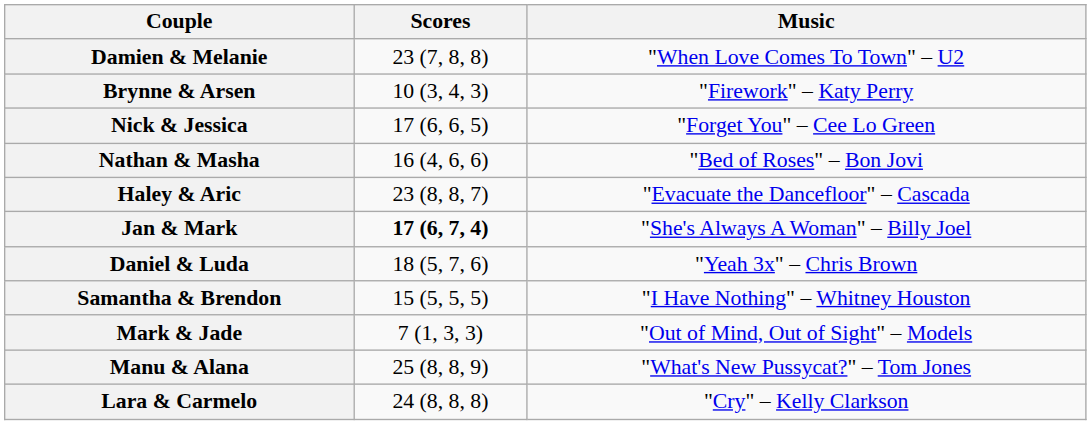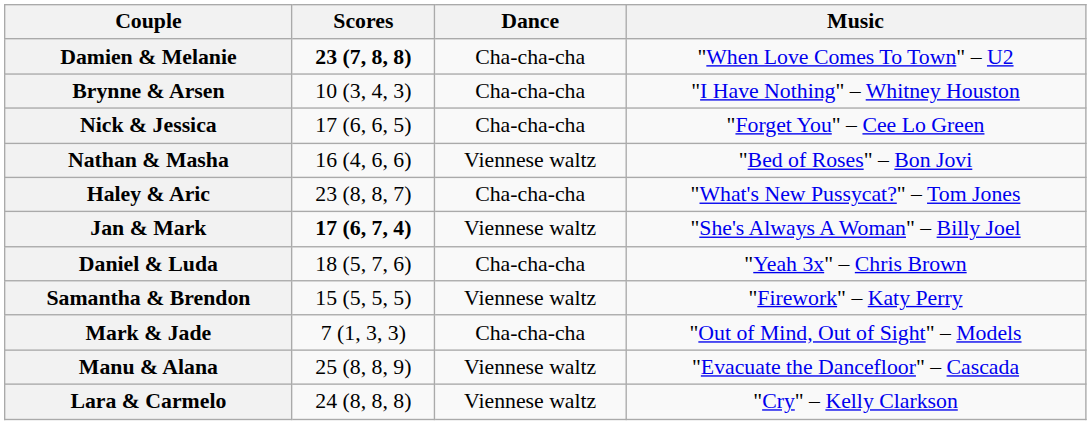+ column: (530, 21)
(440, 56) normal -> (363, 56) bold
(806, 90) "Firework" – Katy Perry -> (856, 90) "I Have Nothing" – Whitney Houston
(806, 194) "Evacuate the Dancefloor" – Cascada -> (856, 194) "What's New Pussycat?" – Tom Jones
(806, 297) "I Have Nothing" – Whitney Houston -> (856, 297) "Firework" – Katy Perry
(806, 366) "What's New Pussycat?" – Tom Jones -> (856, 366) "Evacuate the Dancefloor" – Cascada
